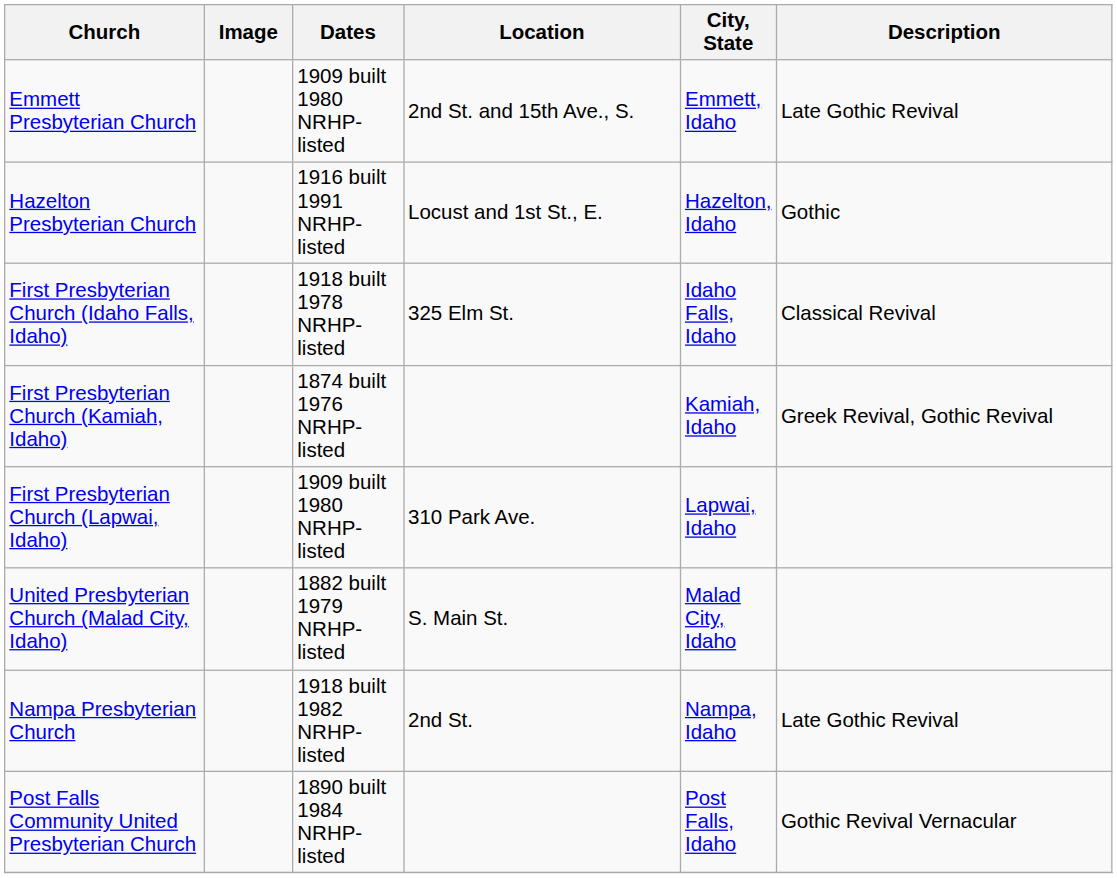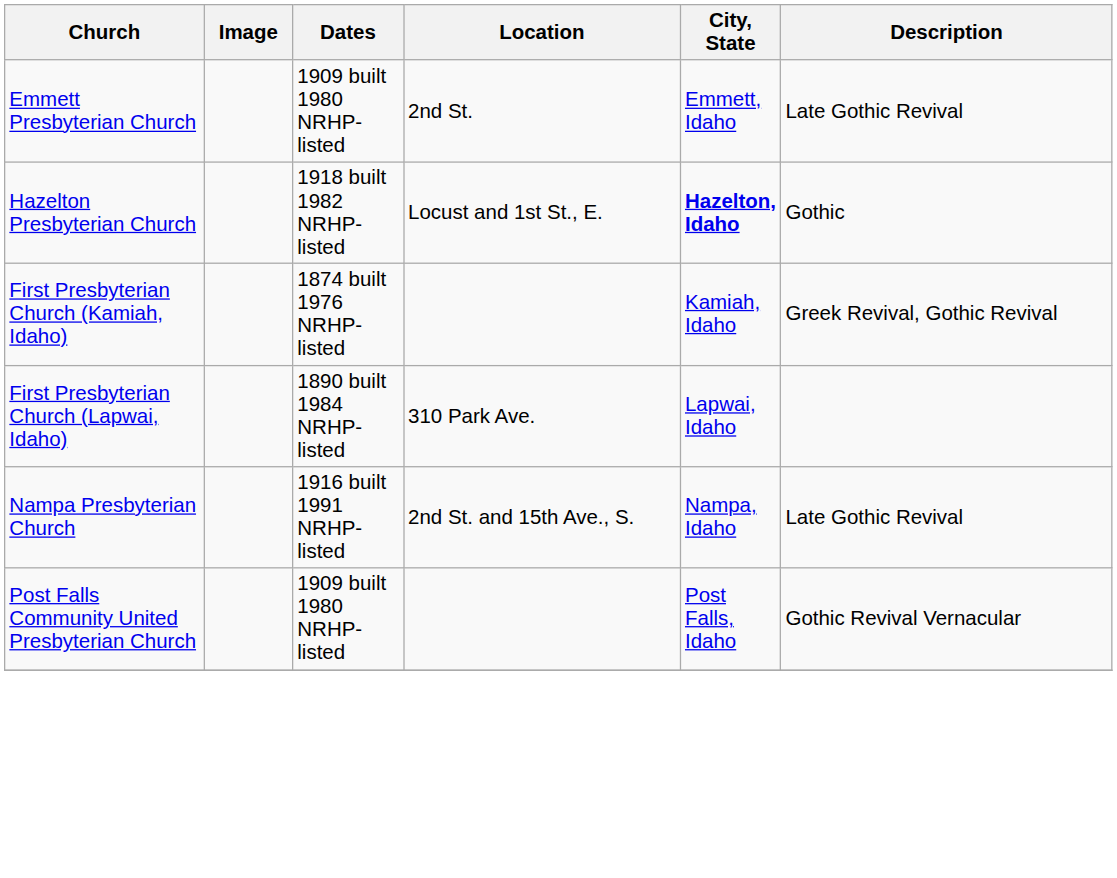(521, 110) 2nd St. and 15th Ave., S. -> (441, 110) 2nd St.
(342, 212) 1916 built 1991 NRHP-listed -> (342, 212) 1918 built 1982 NRHP-listed
(728, 212) normal -> (730, 212) bold
- row: (102, 314)
(342, 517) 1909 built 1980 NRHP-listed -> (342, 415) 1890 built 1984 NRHP-listed
- row: (99, 618)
(342, 720) 1918 built 1982 NRHP-listed -> (342, 517) 1916 built 1991 NRHP-listed
(441, 720) 2nd St. -> (521, 517) 2nd St. and 15th Ave., S.
(342, 822) 1890 built 1984 NRHP-listed -> (342, 618) 1909 built 1980 NRHP-listed
